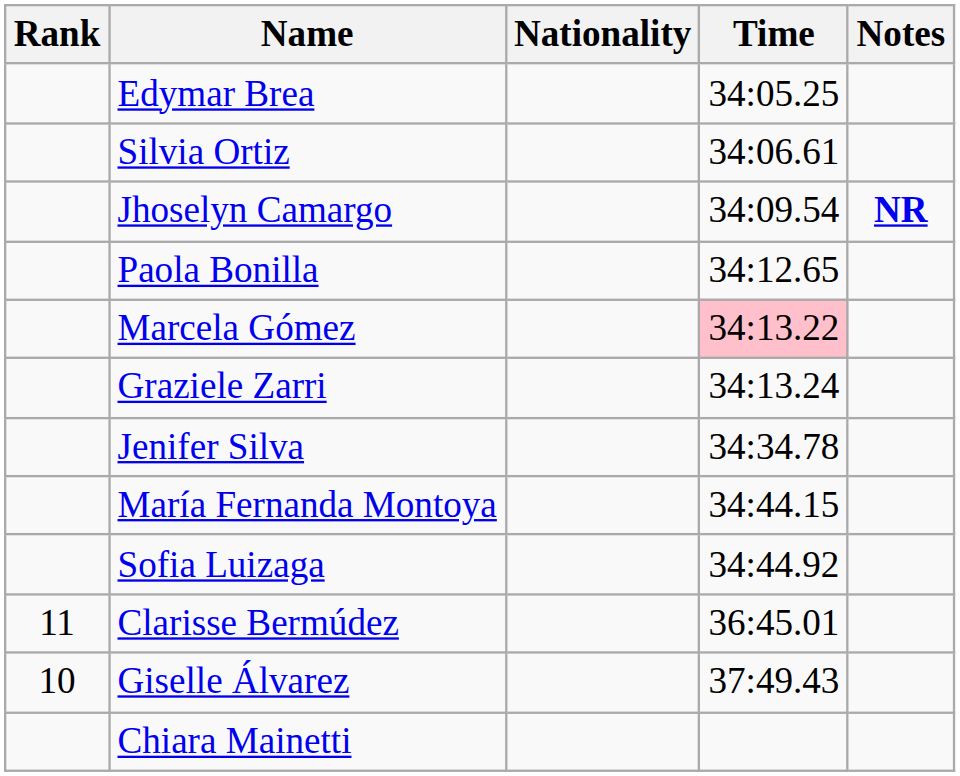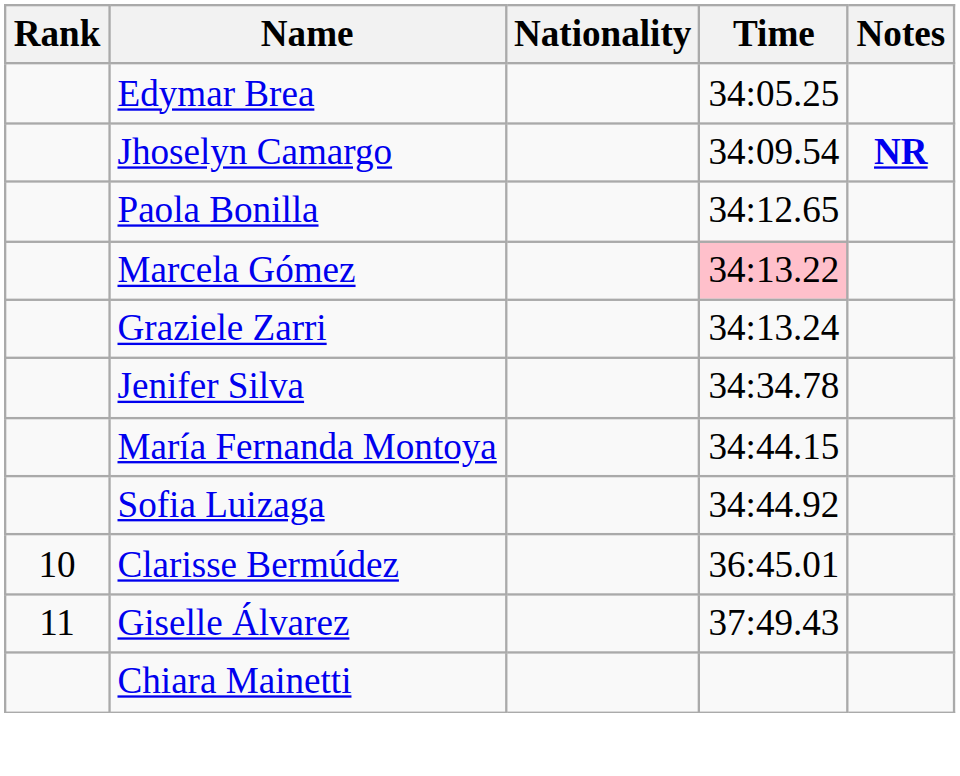- row: (204, 151)
(57, 622) 11 -> (57, 563) 10
(57, 681) 10 -> (57, 622) 11
